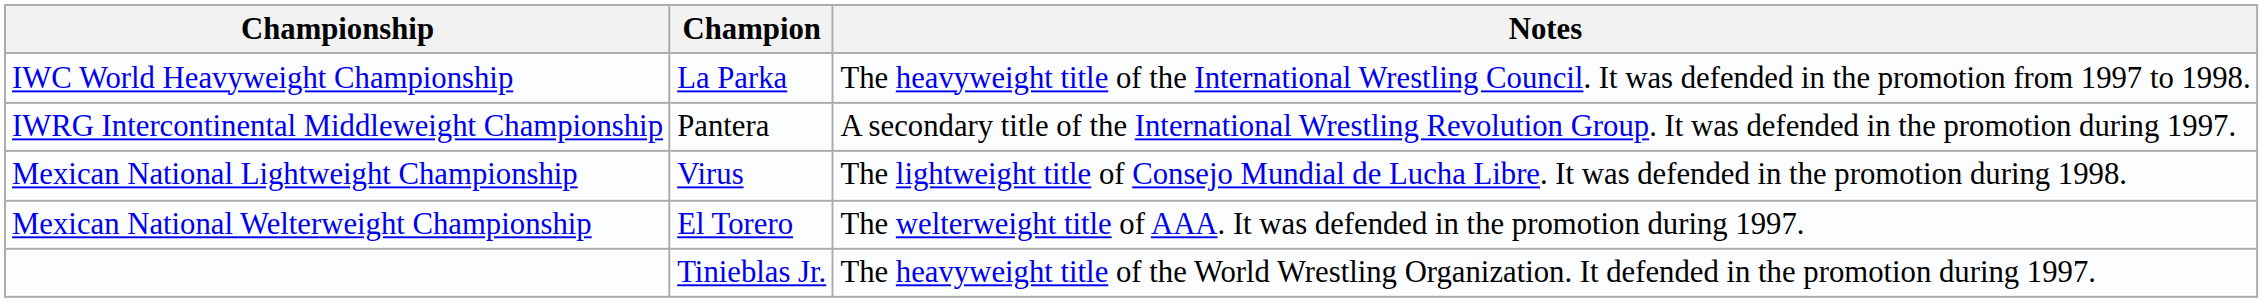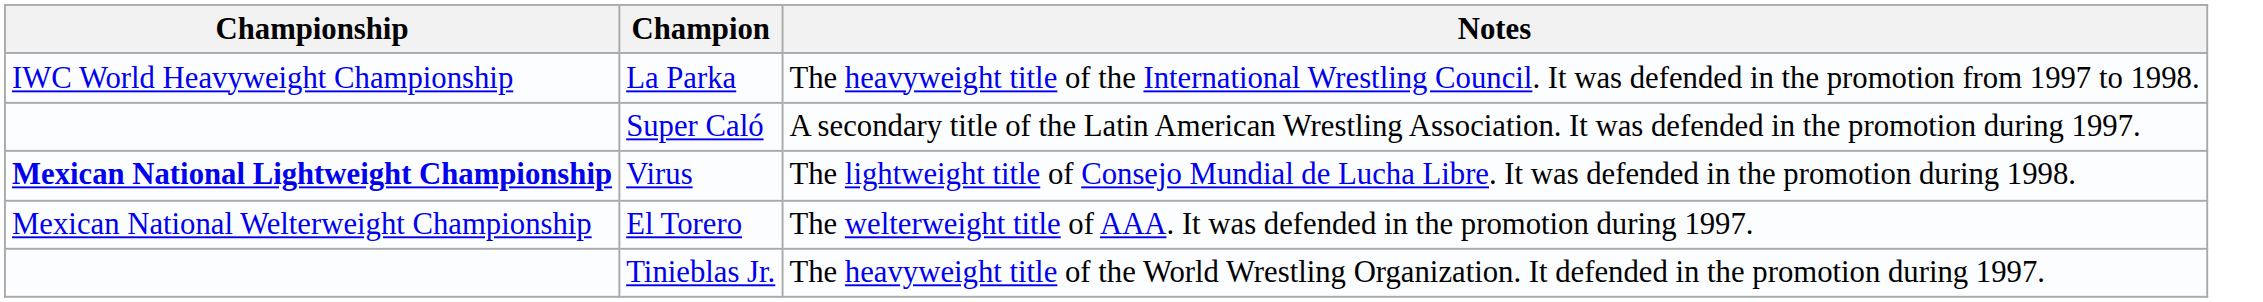- row: (723, 126)
+ row: (695, 126)
(295, 175) normal -> (312, 175) bold
